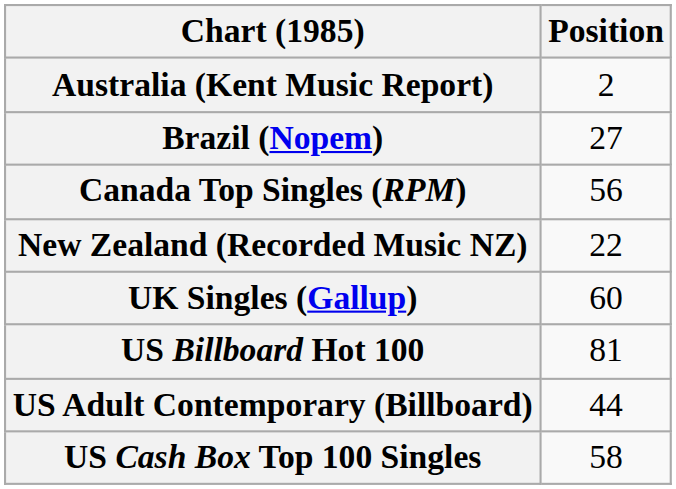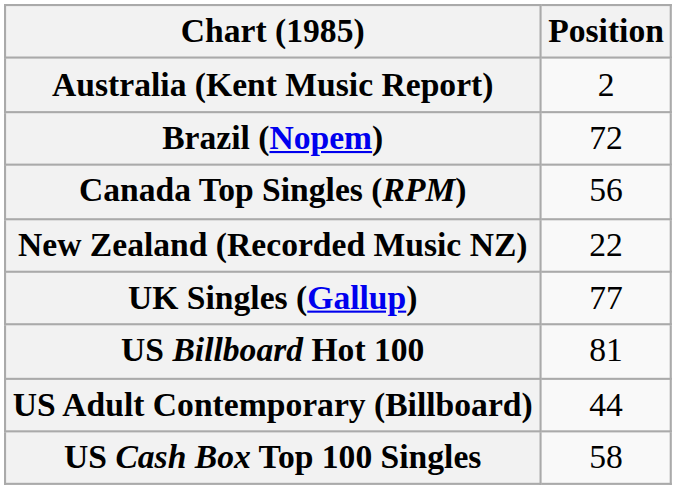(606, 137) 27 -> (606, 137) 72
(606, 297) 60 -> (606, 297) 77
